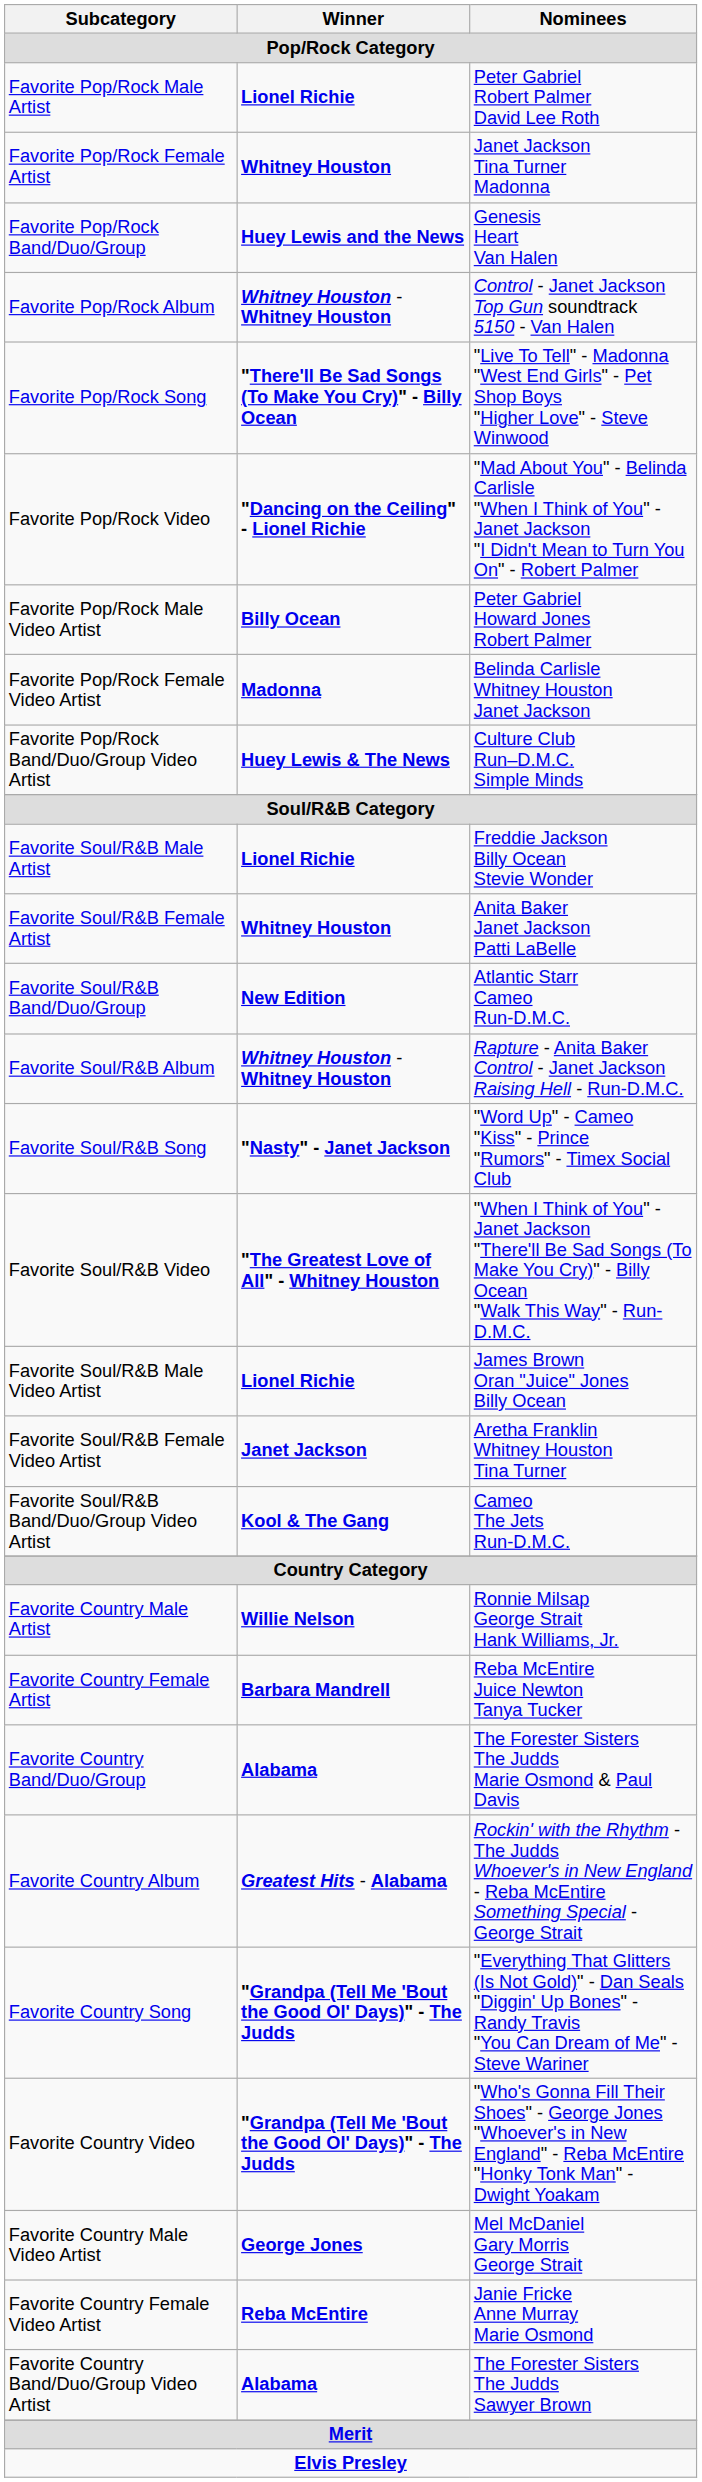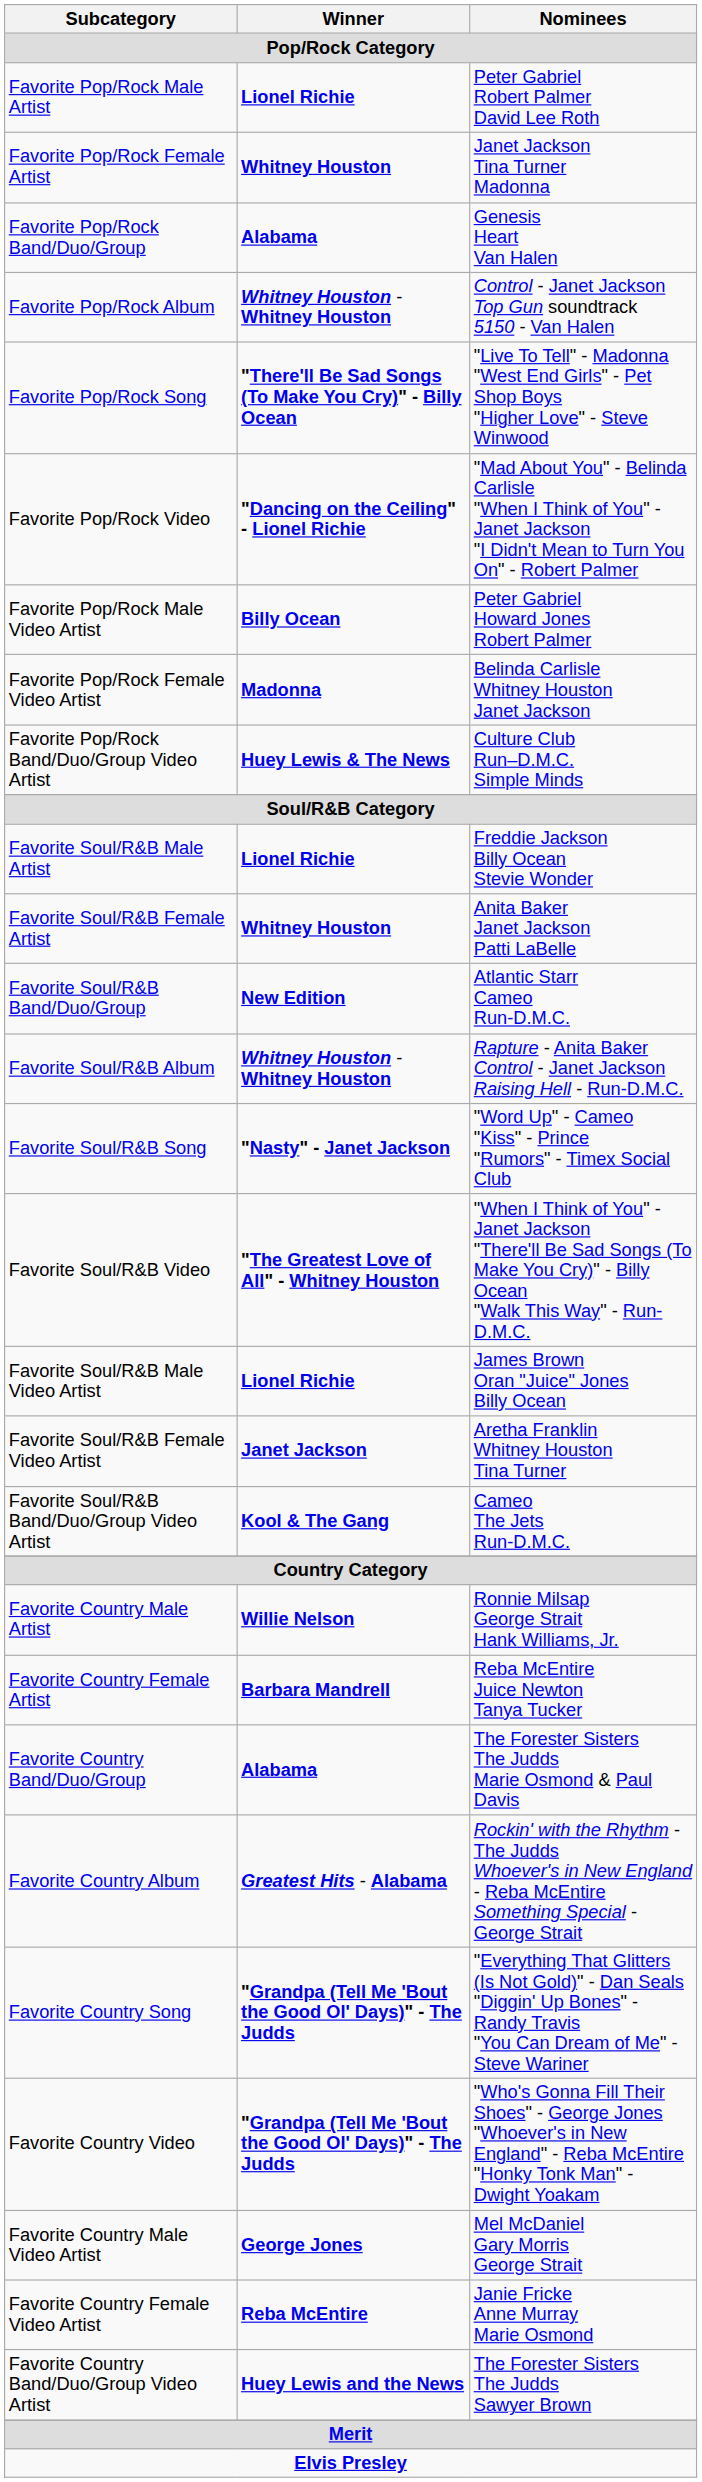(353, 237) Huey Lewis and the News -> (279, 237) Alabama
(279, 2384) Alabama -> (353, 2384) Huey Lewis and the News
